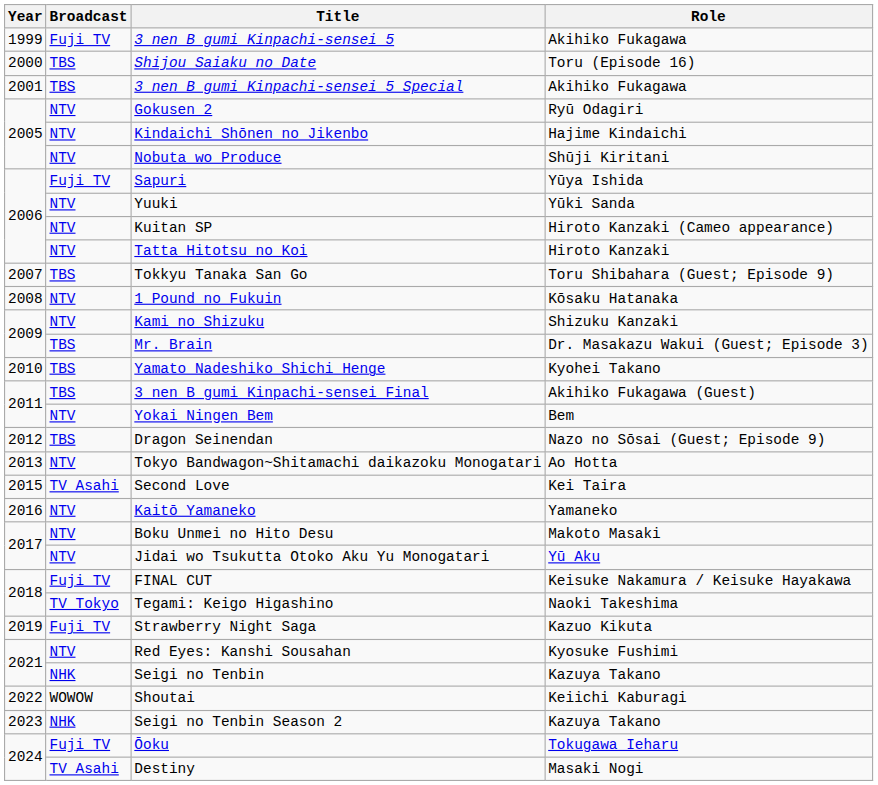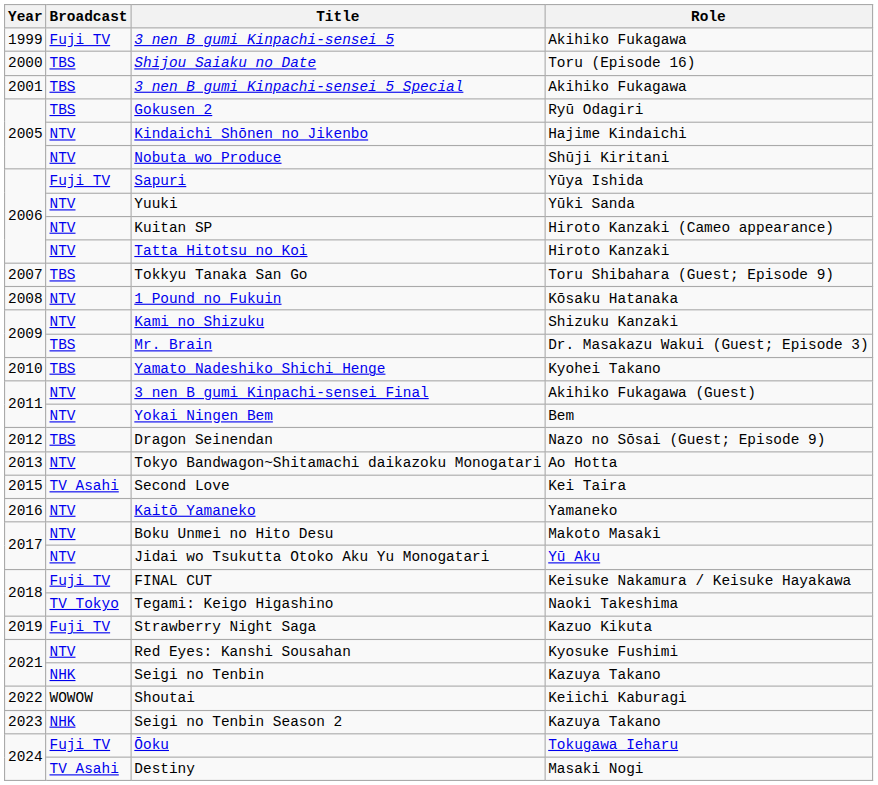(63, 110) NTV -> (63, 110) TBS
(63, 393) TBS -> (63, 393) NTV
